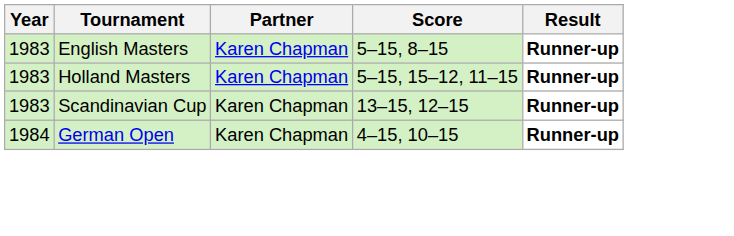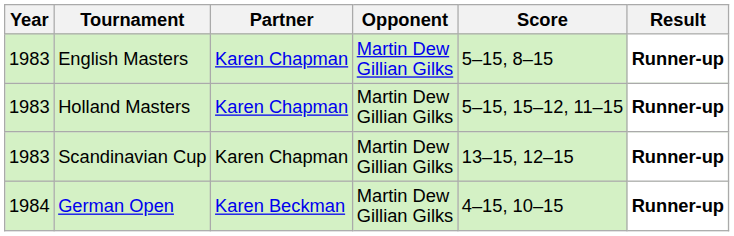+ column: (405, 19)
(282, 135) Karen Chapman -> (280, 206) Karen Beckman
